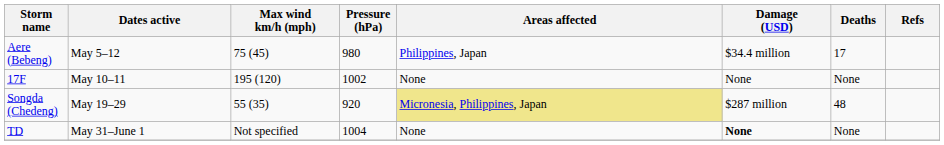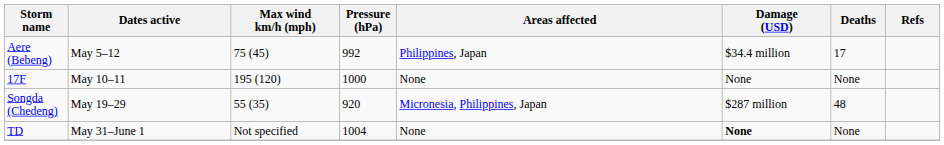(351, 53) 980 -> (351, 53) 992
(354, 79) 1002 -> (354, 79) 1000
(473, 104) khaki background -> (473, 104) no background
